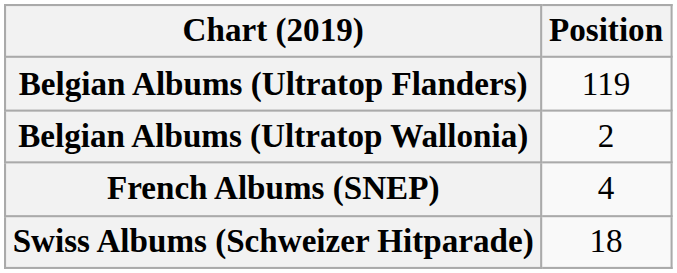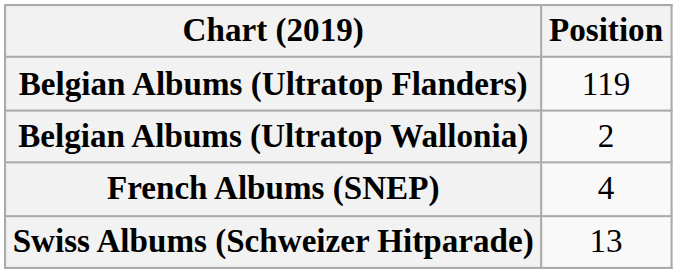(606, 240) 18 -> (606, 240) 13
